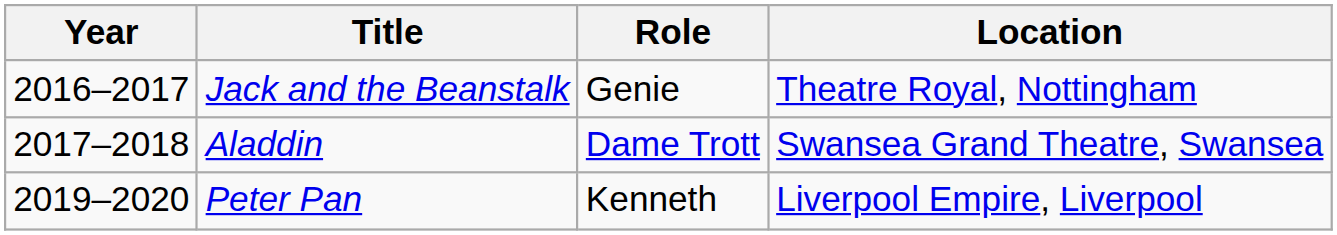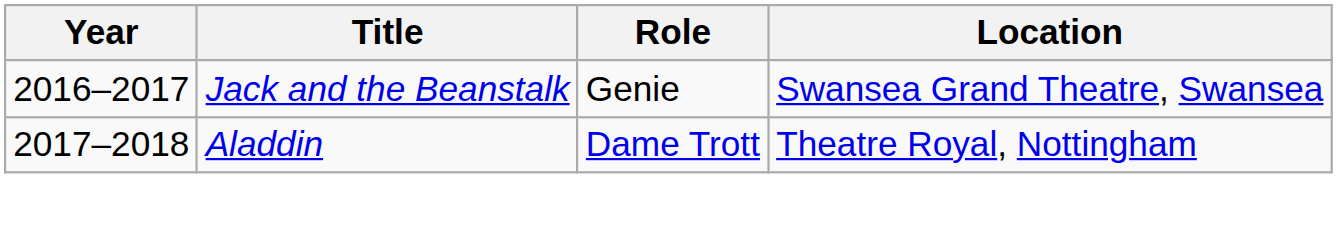(987, 88) Theatre Royal, Nottingham -> (1050, 88) Swansea Grand Theatre, Swansea
(1050, 144) Swansea Grand Theatre, Swansea -> (987, 144) Theatre Royal, Nottingham
- row: (284, 199)
